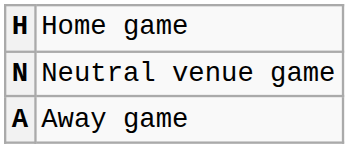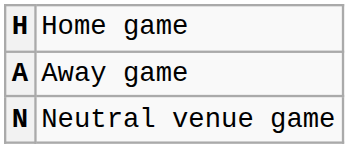rows swapped: (20, 119) <-> (20, 74)
